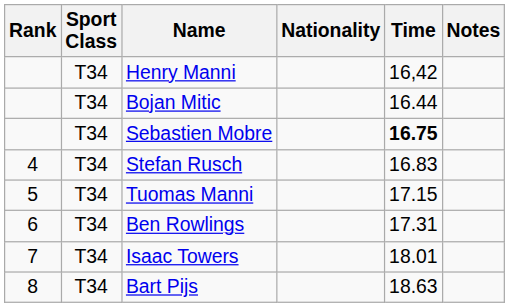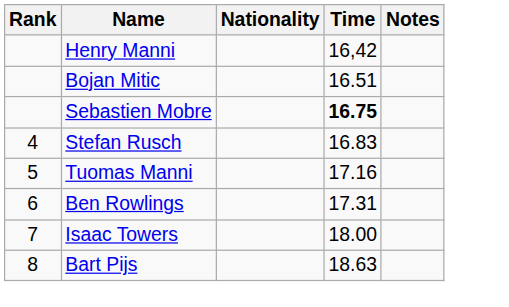- column: (91, 30)
(413, 103) 16.44 -> (353, 81) 16.51
(413, 195) 17.15 -> (353, 173) 17.16
(413, 256) 18.01 -> (353, 234) 18.00
